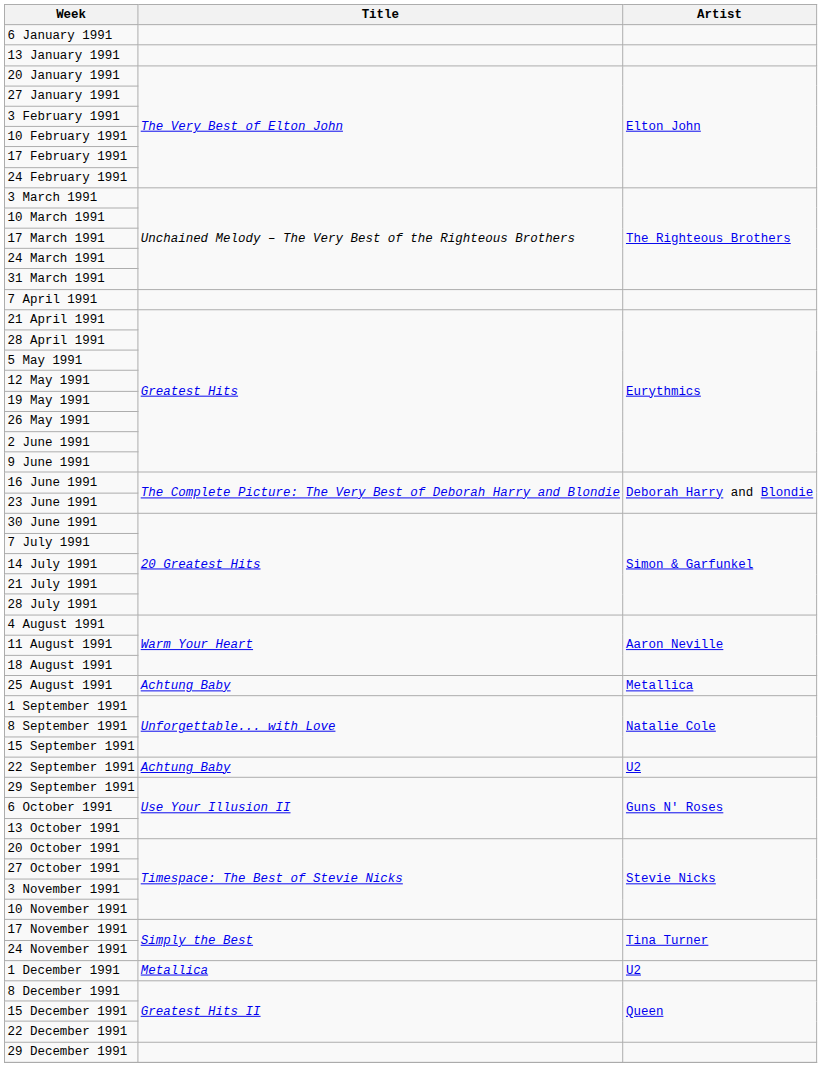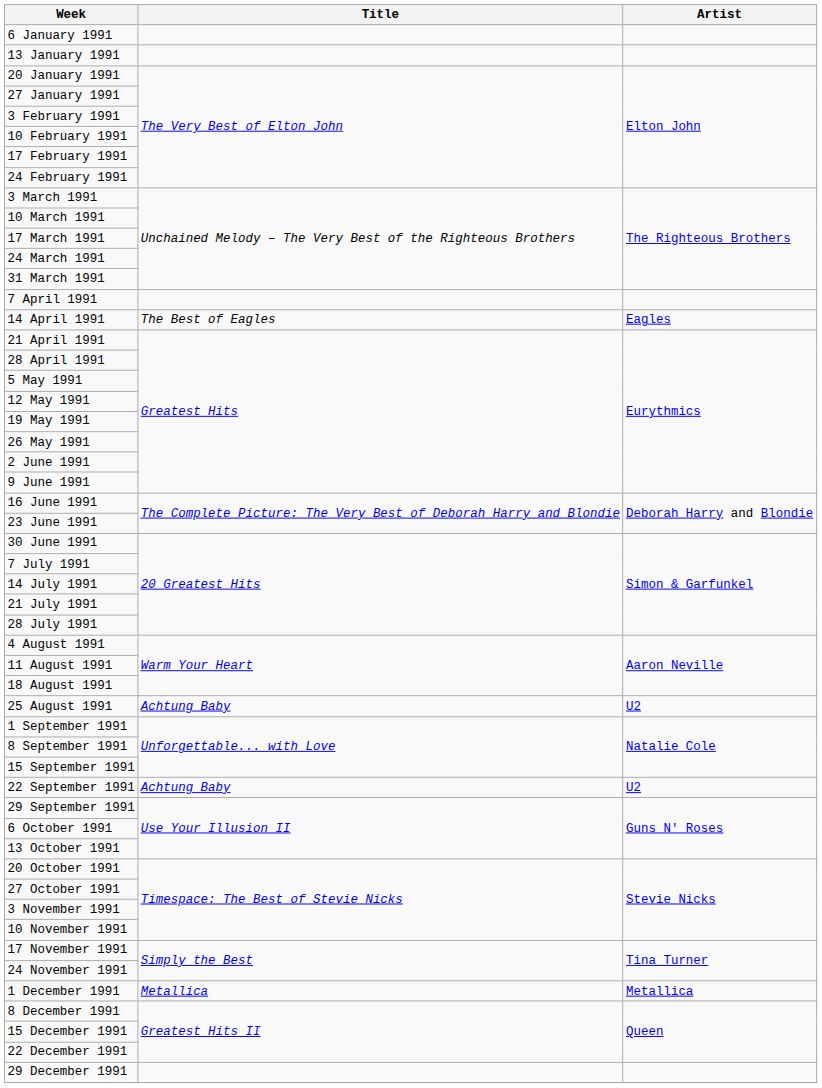+ row: (56, 320)
(660, 686) Metallica -> (633, 706) U2
(633, 971) U2 -> (660, 991) Metallica
